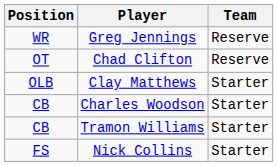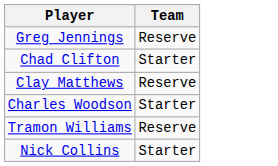- column: (41, 16)
(240, 61) Reserve -> (167, 61) Starter
(240, 83) Starter -> (167, 83) Reserve
(240, 128) Starter -> (167, 128) Reserve
